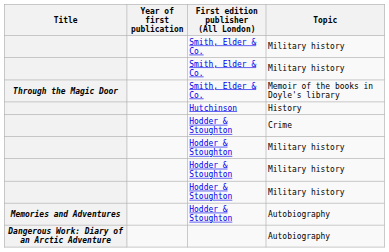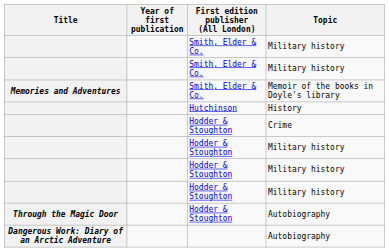(66, 91) Through the Magic Door -> (66, 91) Memories and Adventures
(66, 214) Memories and Adventures -> (66, 214) Through the Magic Door
